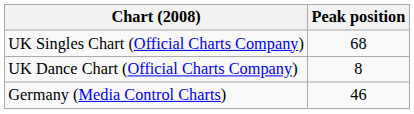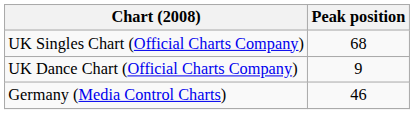(358, 69) 8 -> (358, 69) 9
